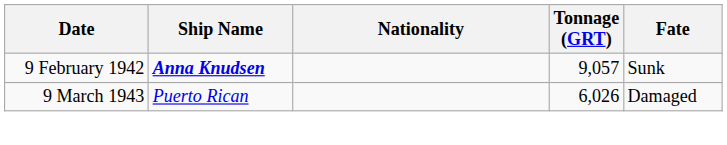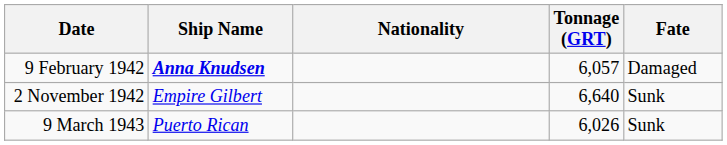(599, 67) 9,057 -> (599, 67) 6,057
(646, 67) Sunk -> (662, 67) Damaged
+ row: (79, 96)
(662, 96) Damaged -> (646, 125) Sunk
